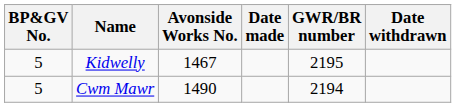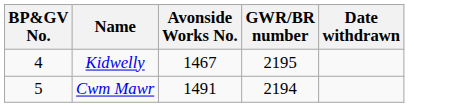- column: (265, 27)
(38, 62) 5 -> (38, 62) 4
(200, 89) 1490 -> (200, 89) 1491
